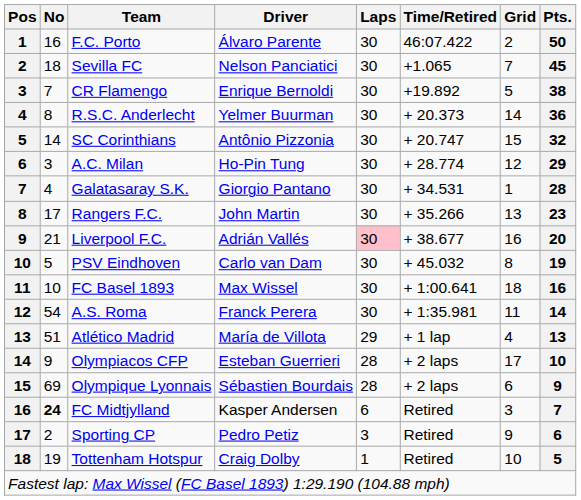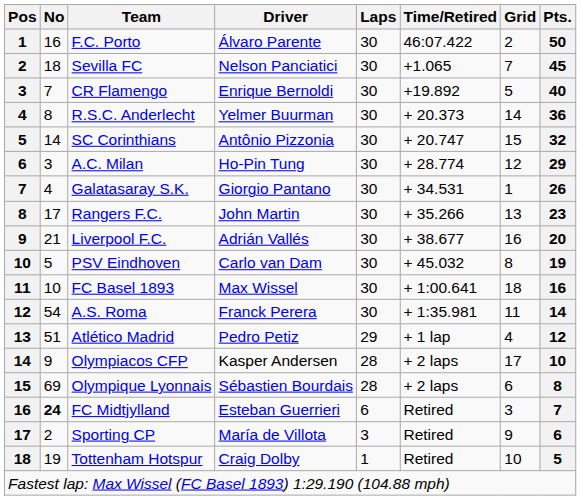(558, 91) 38 -> (558, 91) 40
(558, 189) 28 -> (558, 189) 26
(369, 238) pink background -> (369, 238) no background
(272, 336) María de Villota -> (259, 336) Pedro Petiz
(558, 336) 13 -> (558, 336) 12
(279, 361) Esteban Guerrieri -> (278, 361) Kasper Andersen
(558, 385) 9 -> (558, 385) 8
(278, 410) Kasper Andersen -> (279, 410) Esteban Guerrieri
(259, 434) Pedro Petiz -> (272, 434) María de Villota
